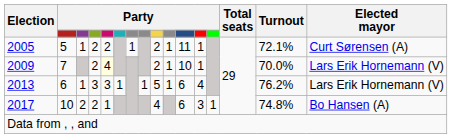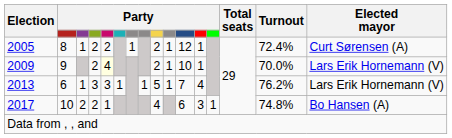(63, 47) 5 -> (63, 47) 8
(185, 47) 11 -> (185, 47) 12
(276, 47) 72.1% -> (276, 47) 72.4%
(63, 66) 7 -> (63, 66) 9
(182, 85) 6 -> (182, 85) 7
